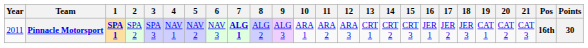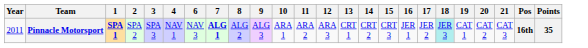- column: (195, 11)
(466, 30) no background -> (445, 30) paleturquoise background
(570, 30) 30 -> (548, 30) 35
